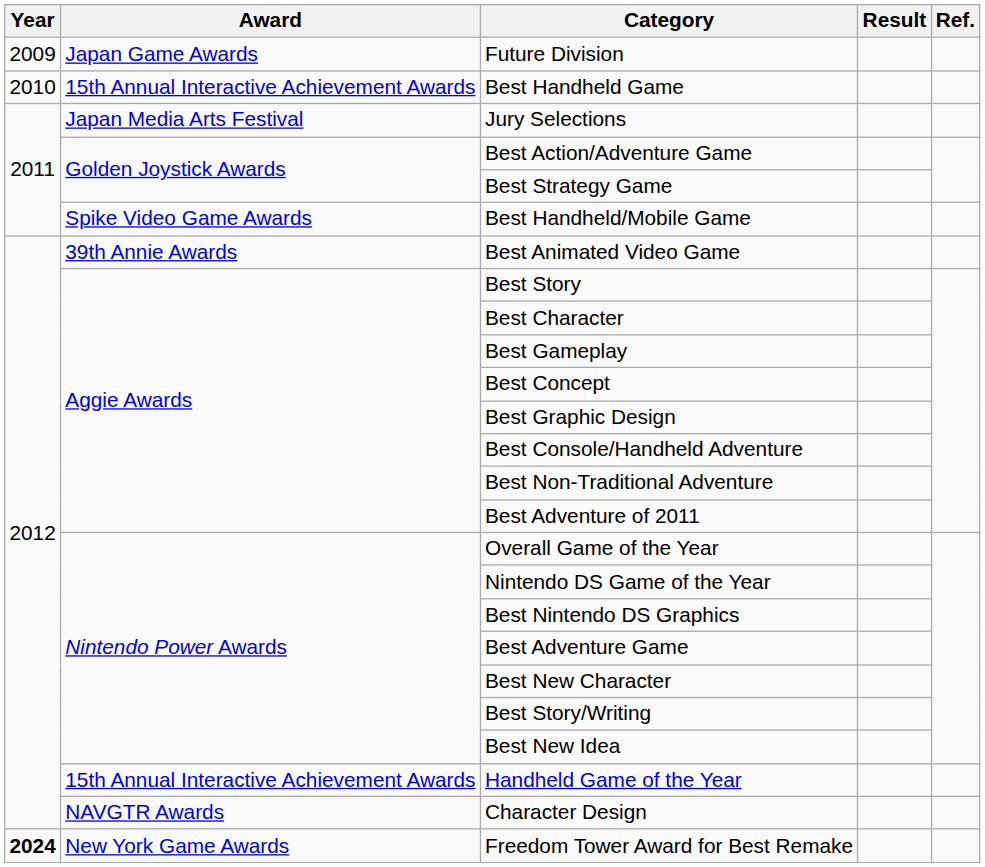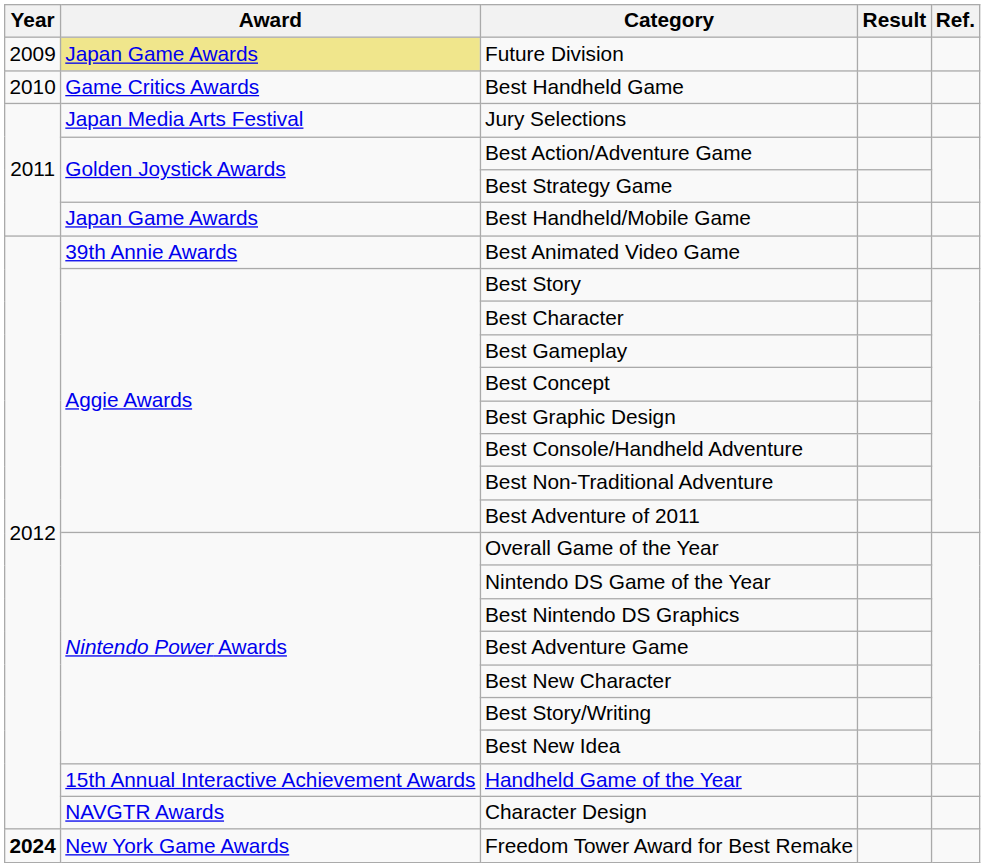(162, 53) no background -> (162, 53) khaki background
(270, 86) 15th Annual Interactive Achievement Awards -> (162, 86) Game Critics Awards
(189, 218) Spike Video Game Awards -> (162, 218) Japan Game Awards
